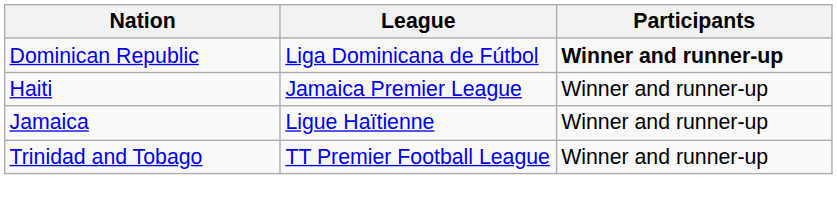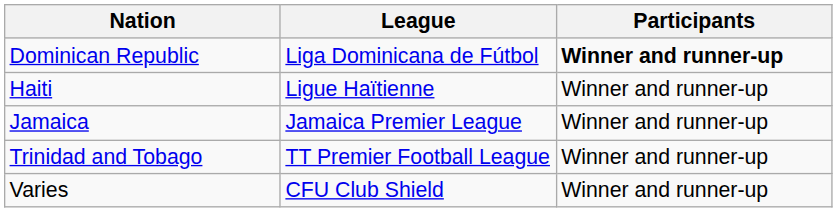(404, 88) Jamaica Premier League -> (360, 88) Ligue Haïtienne
(360, 122) Ligue Haïtienne -> (404, 122) Jamaica Premier League
+ row: (39, 190)
